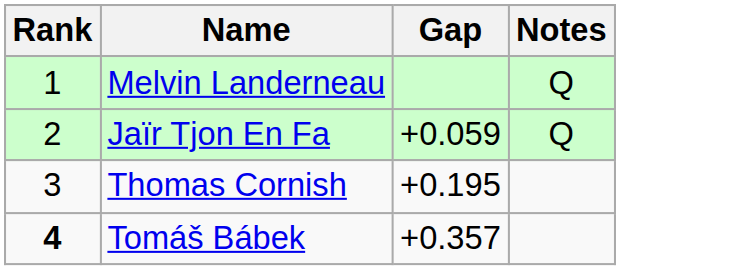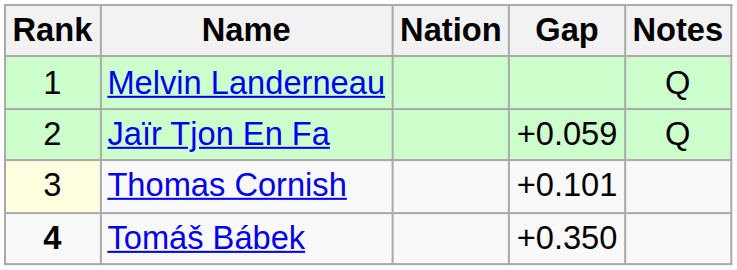+ column: (451, 30)
(52, 185) no background -> (52, 185) lightyellow background
(450, 185) +0.195 -> (567, 185) +0.101
(450, 237) +0.357 -> (567, 237) +0.350
